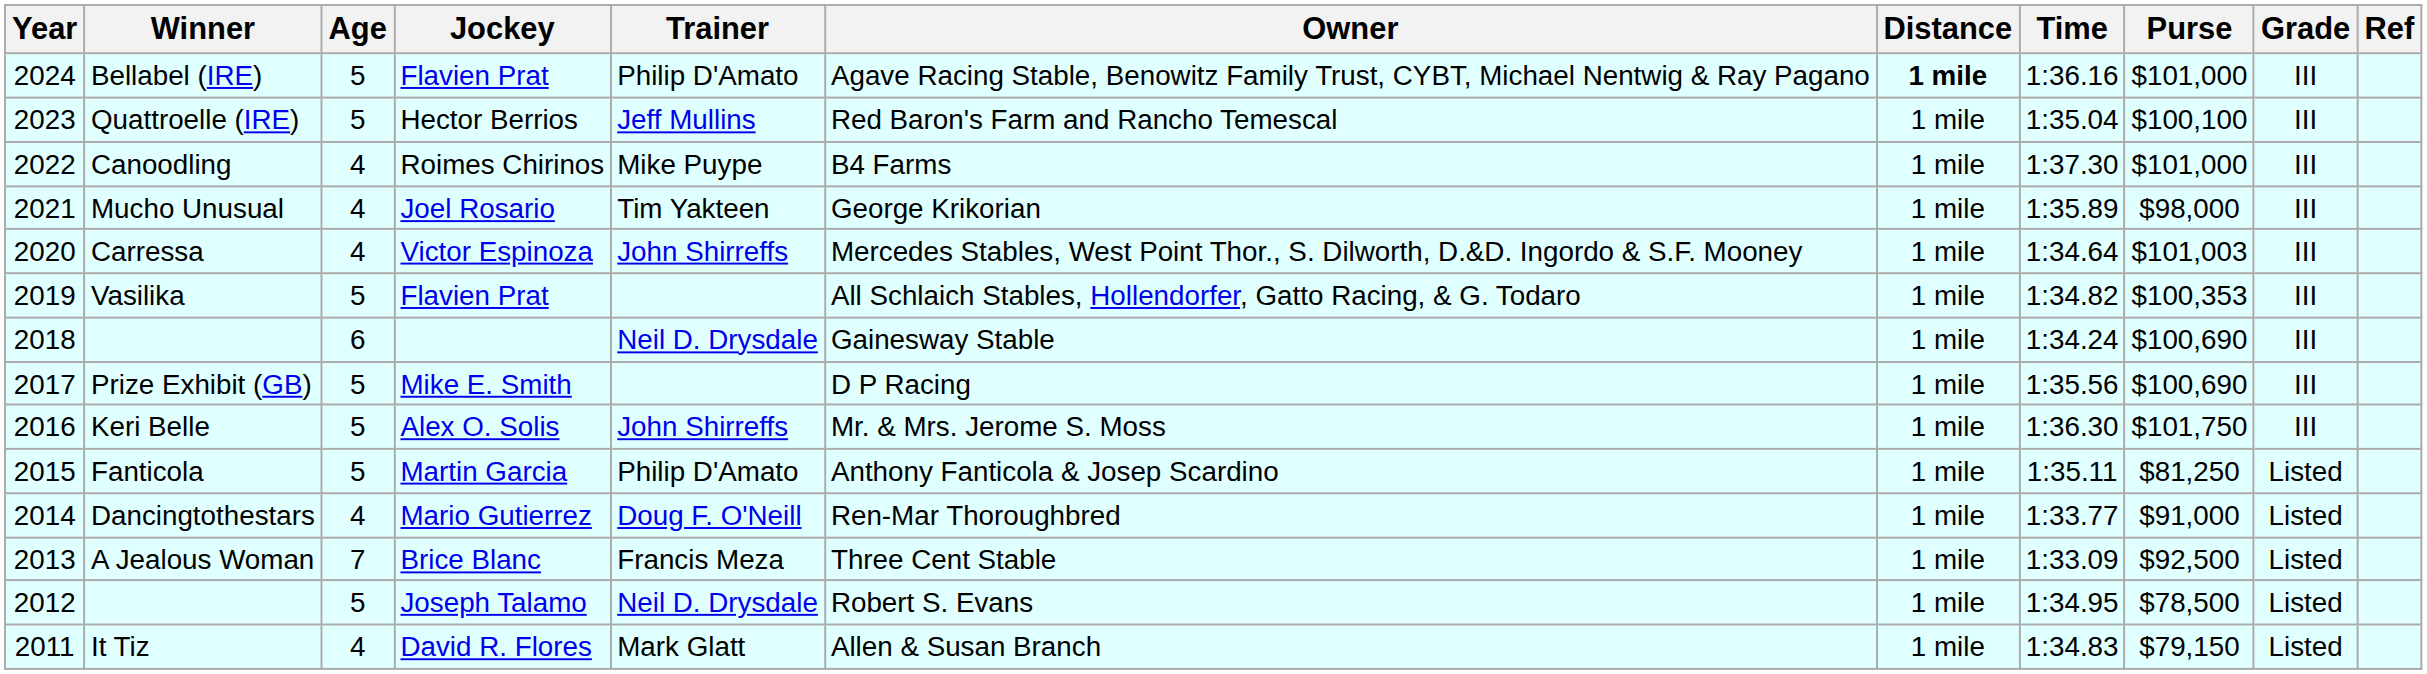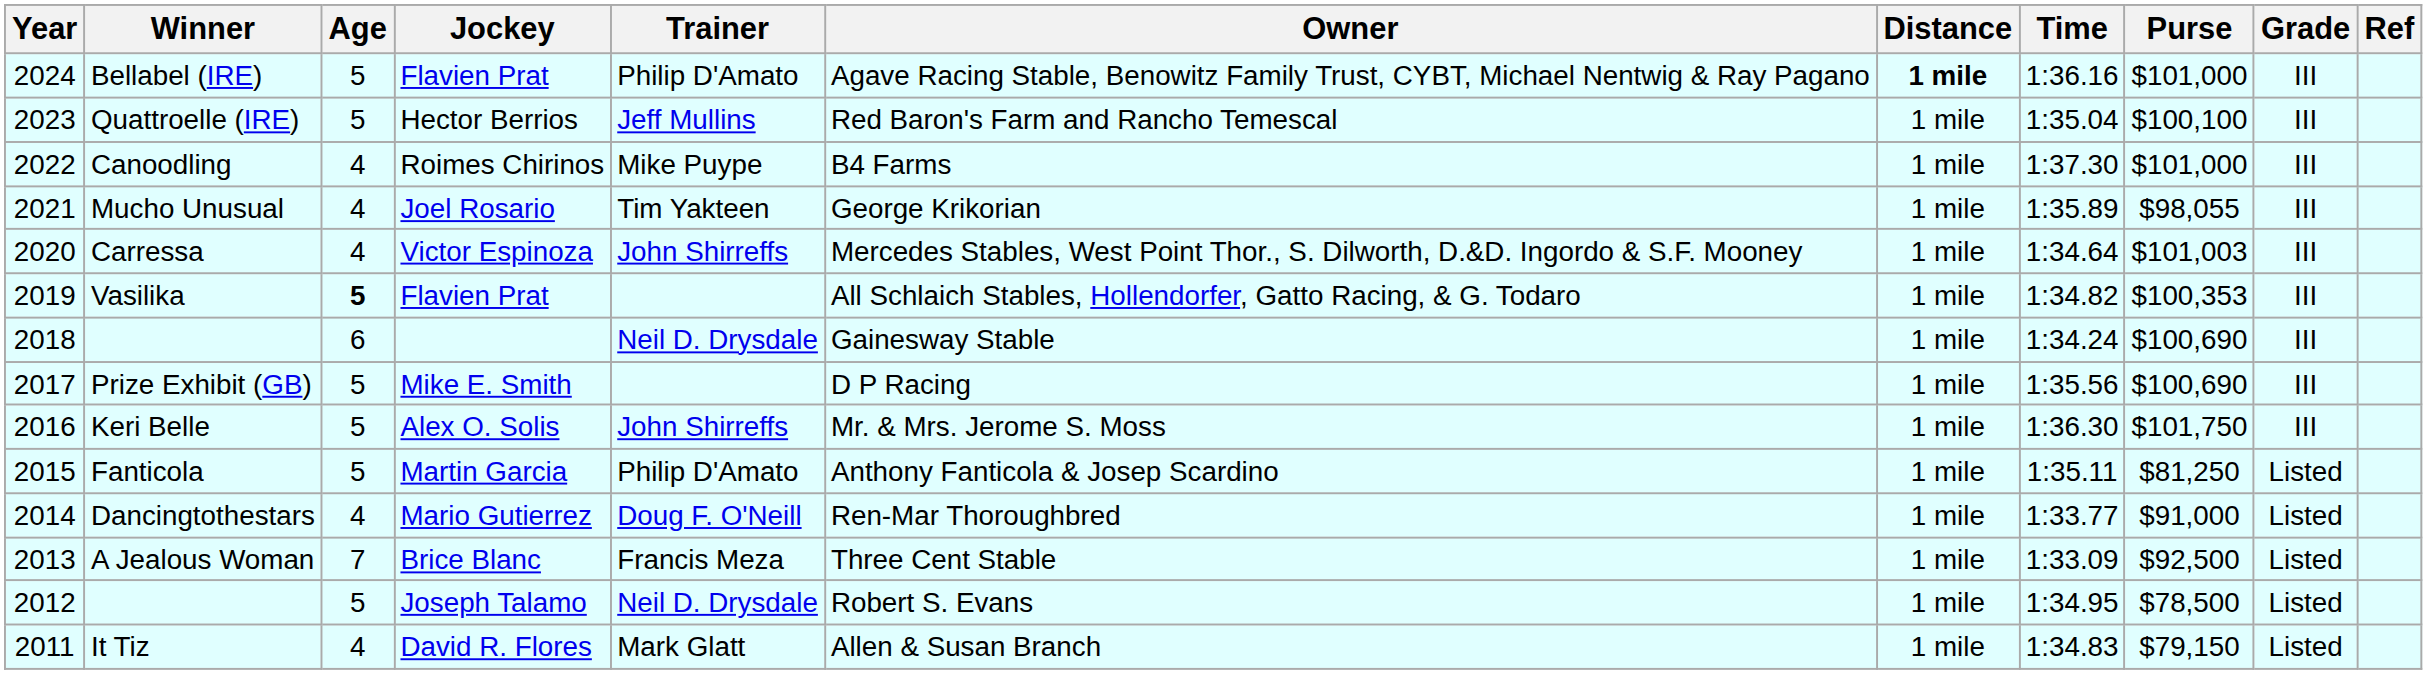(2189, 208) $98,000 -> (2189, 208) $98,055
(358, 295) normal -> (358, 295) bold
